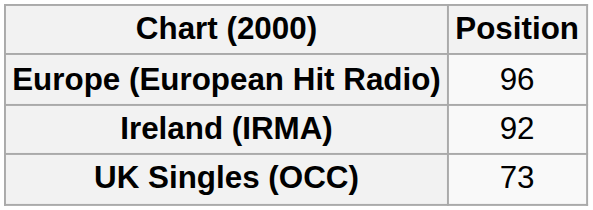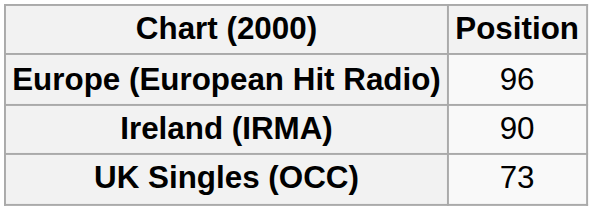(517, 128) 92 -> (517, 128) 90
